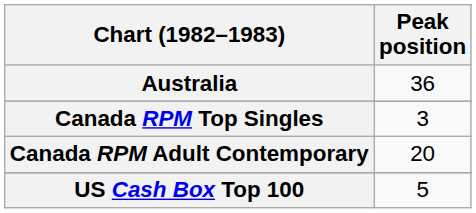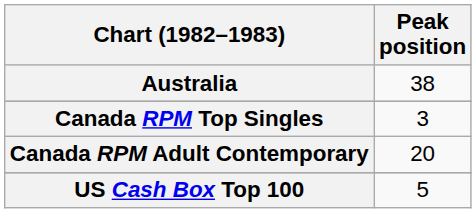(423, 82) 36 -> (423, 82) 38
